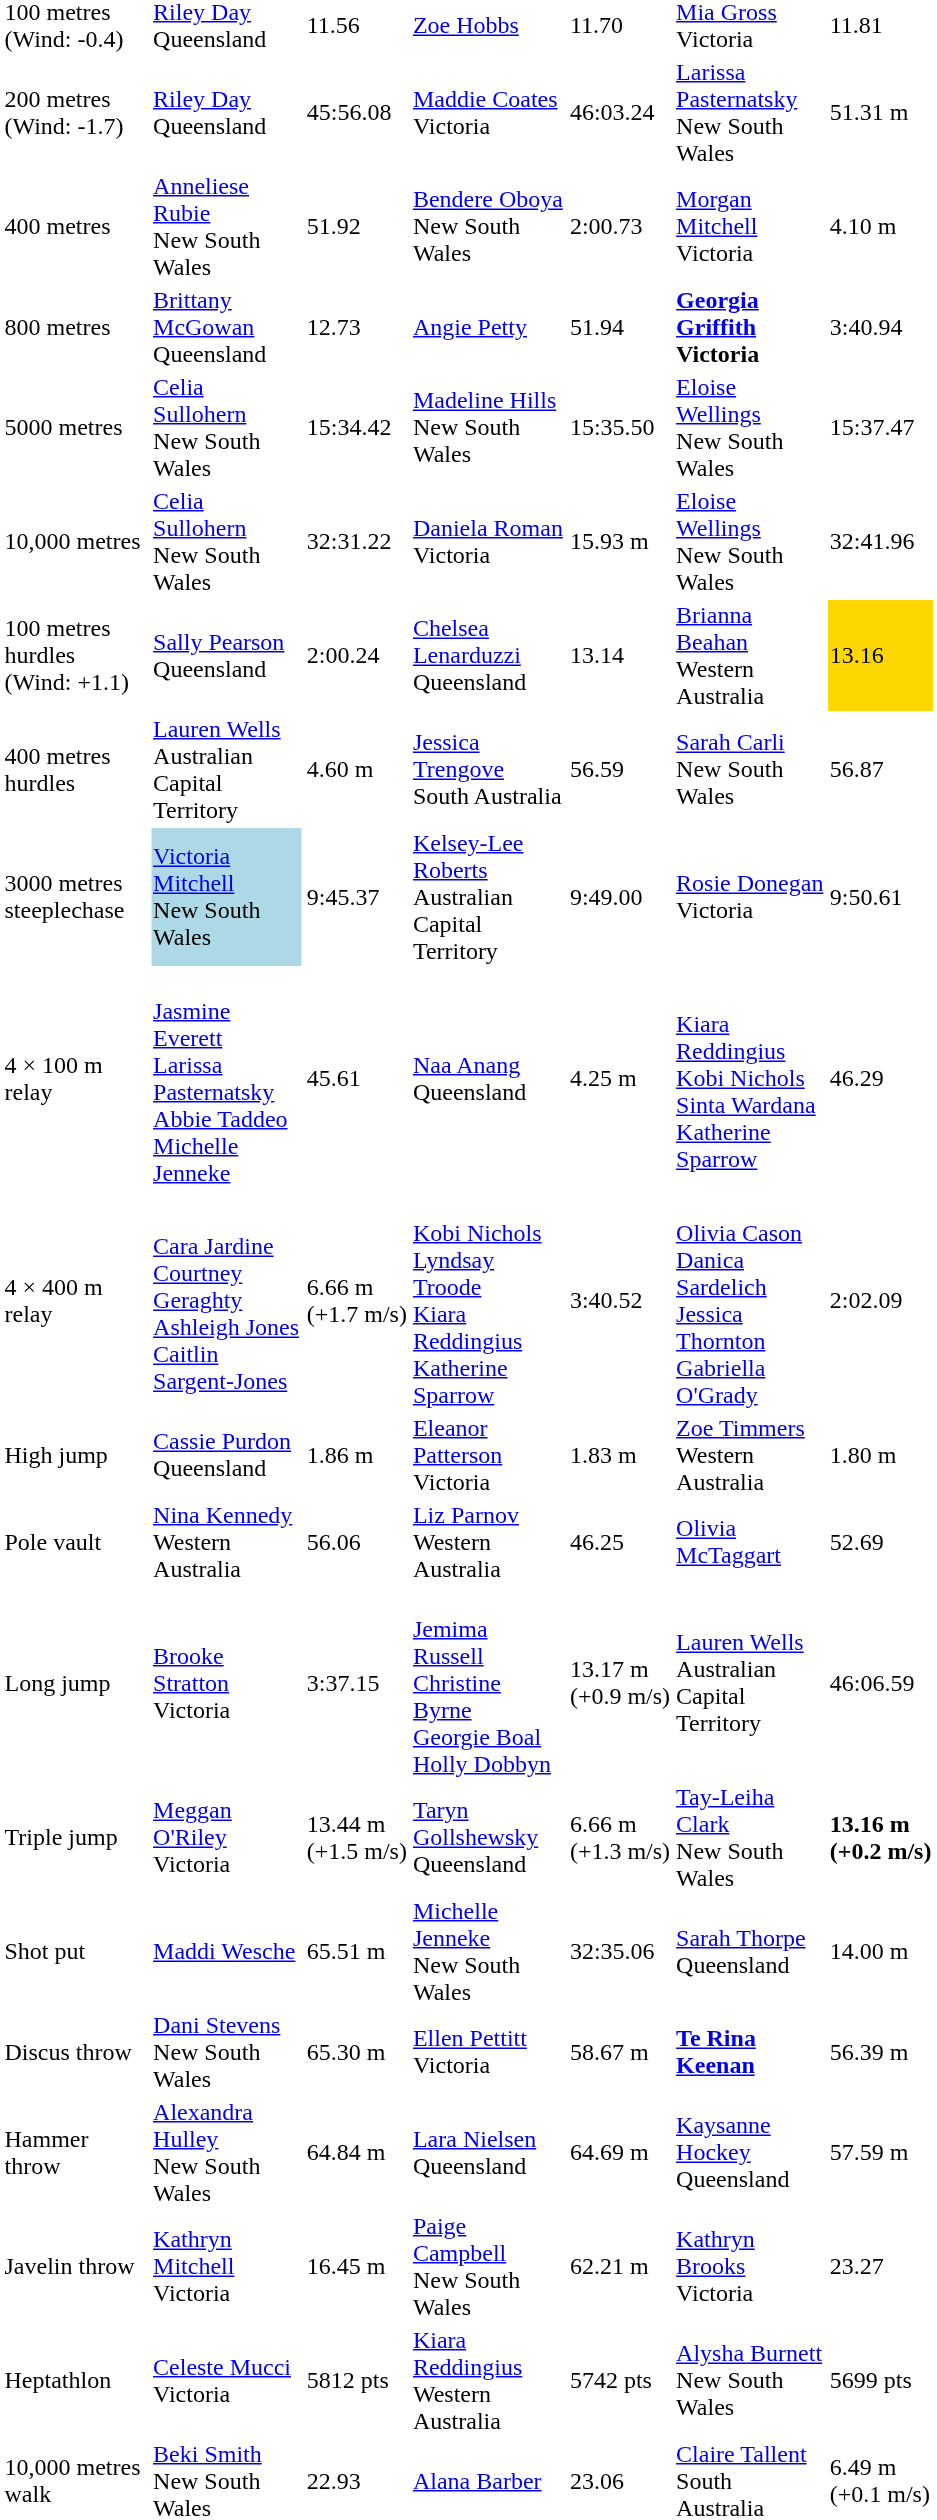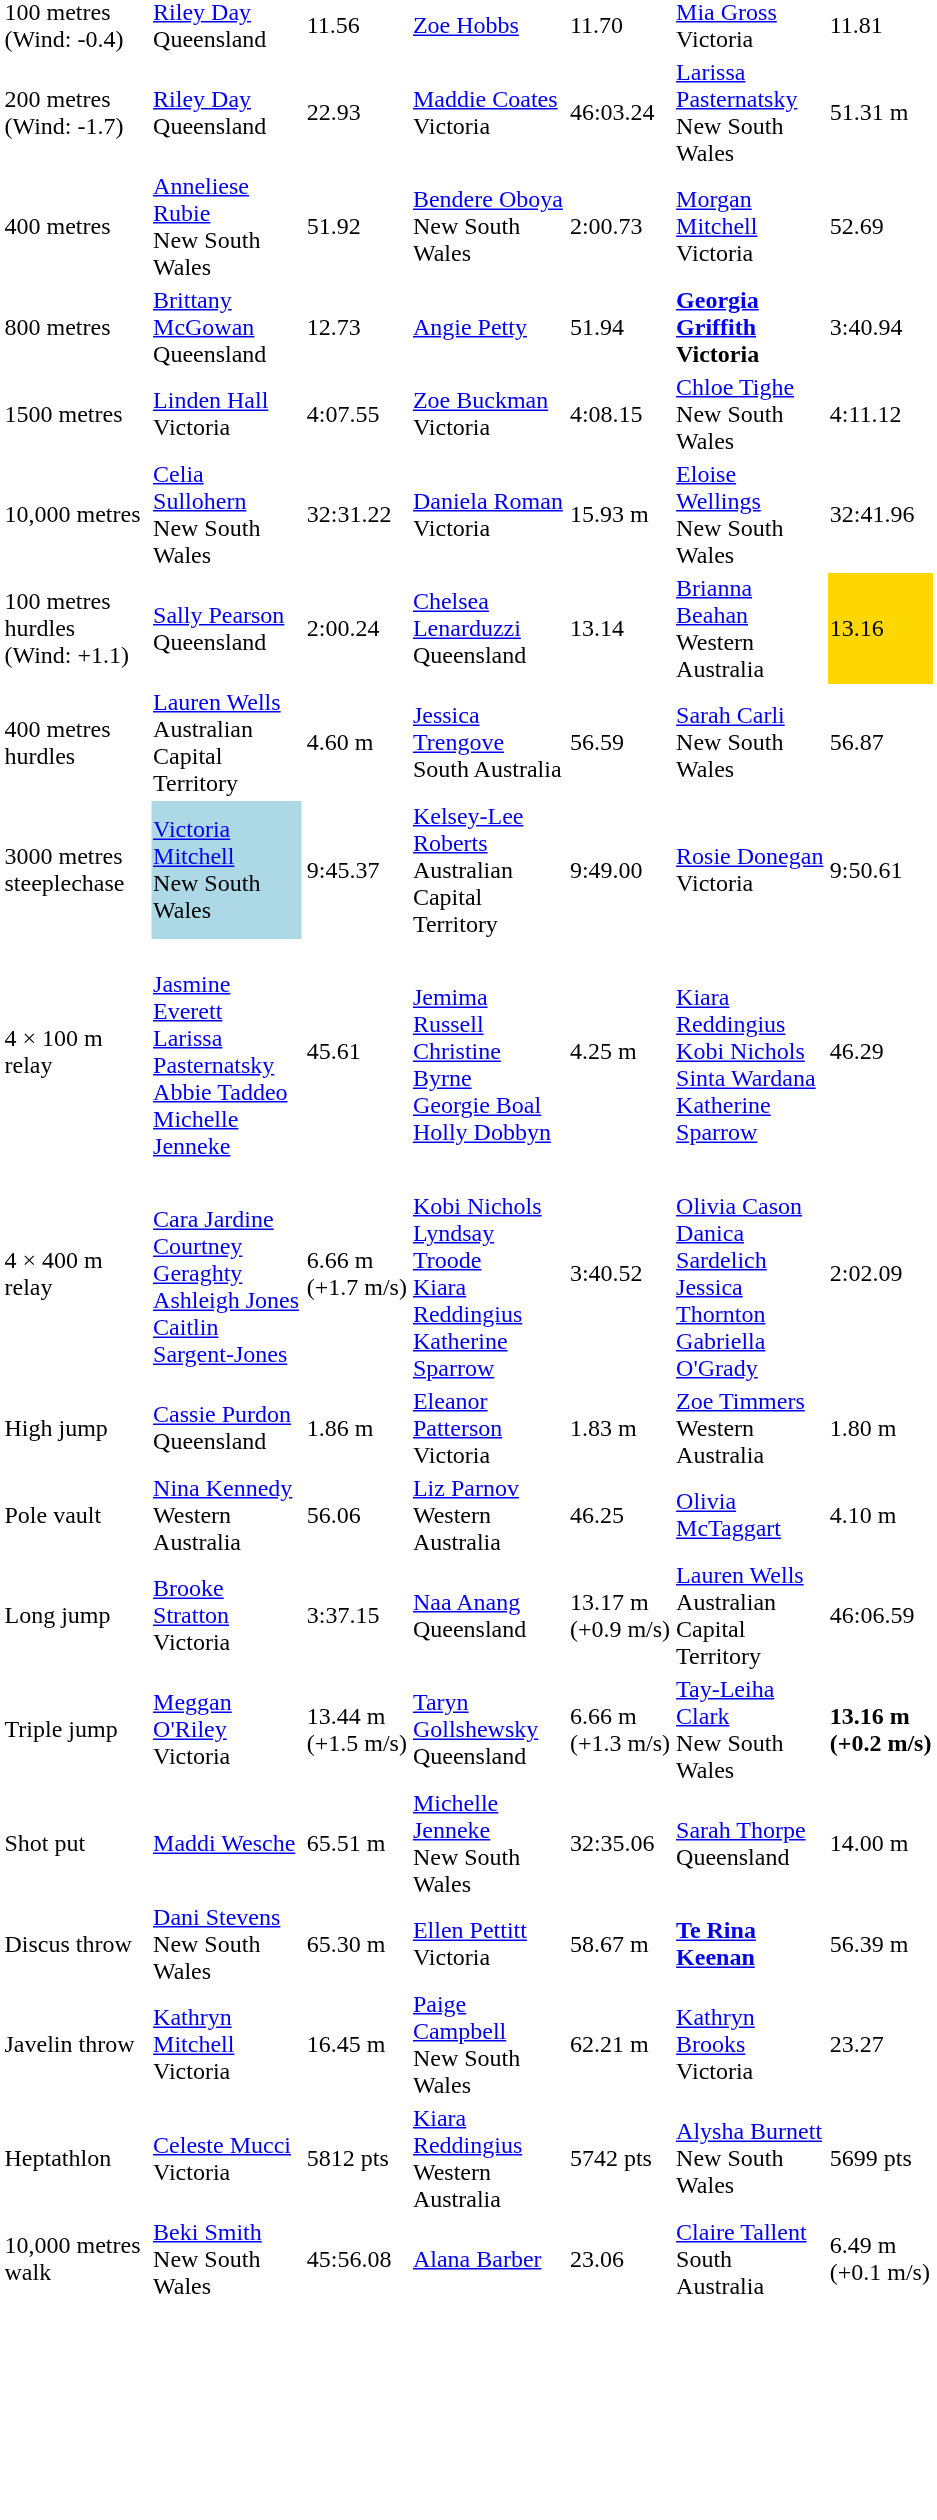(349, 112) 45:56.08 -> (334, 112) 22.93
(863, 226) 4.10 m -> (857, 226) 52.69
+ row: (63, 413)
- row: (63, 427)
(470, 1078) Naa Anang Queensland -> (482, 1064) Jemima Russell Christine Byrne Georgie Boal Holly Dobbyn
(857, 1541) 52.69 -> (863, 1514) 4.10 m
(482, 1696) Jemima Russell Christine Byrne Georgie Boal Holly Dobbyn -> (470, 1615) Naa Anang Queensland
- row: (46, 2152)
(334, 2480) 22.93 -> (349, 2258) 45:56.08
